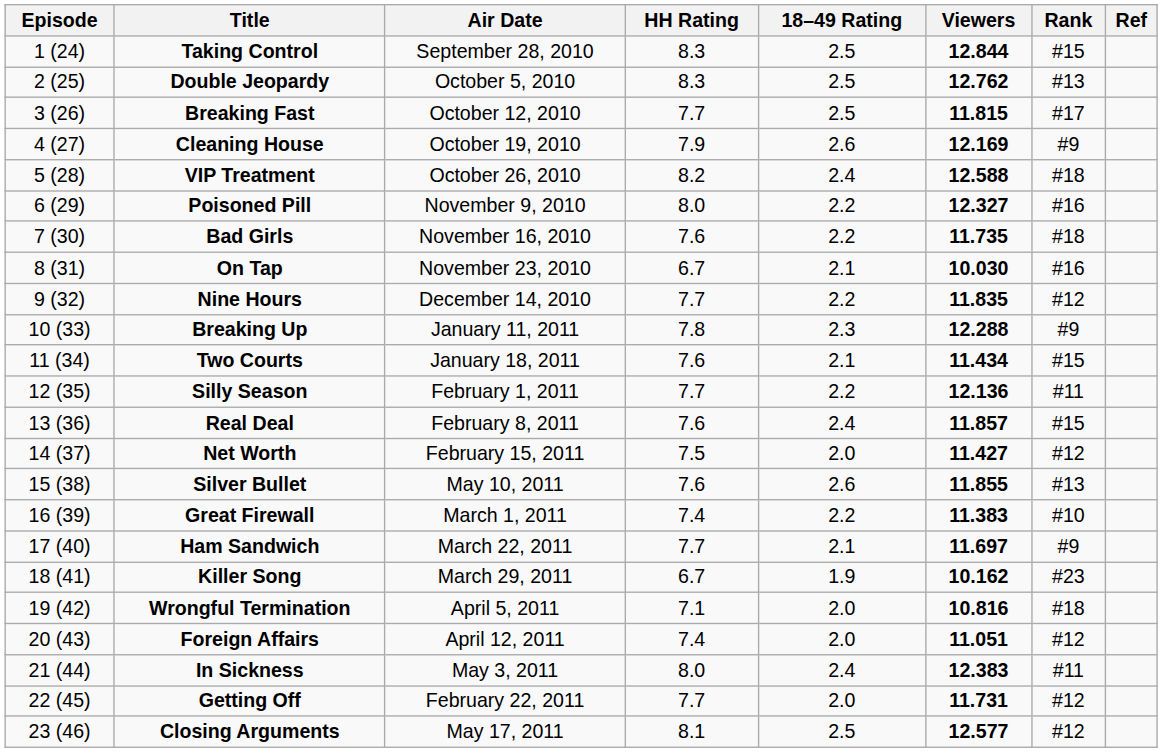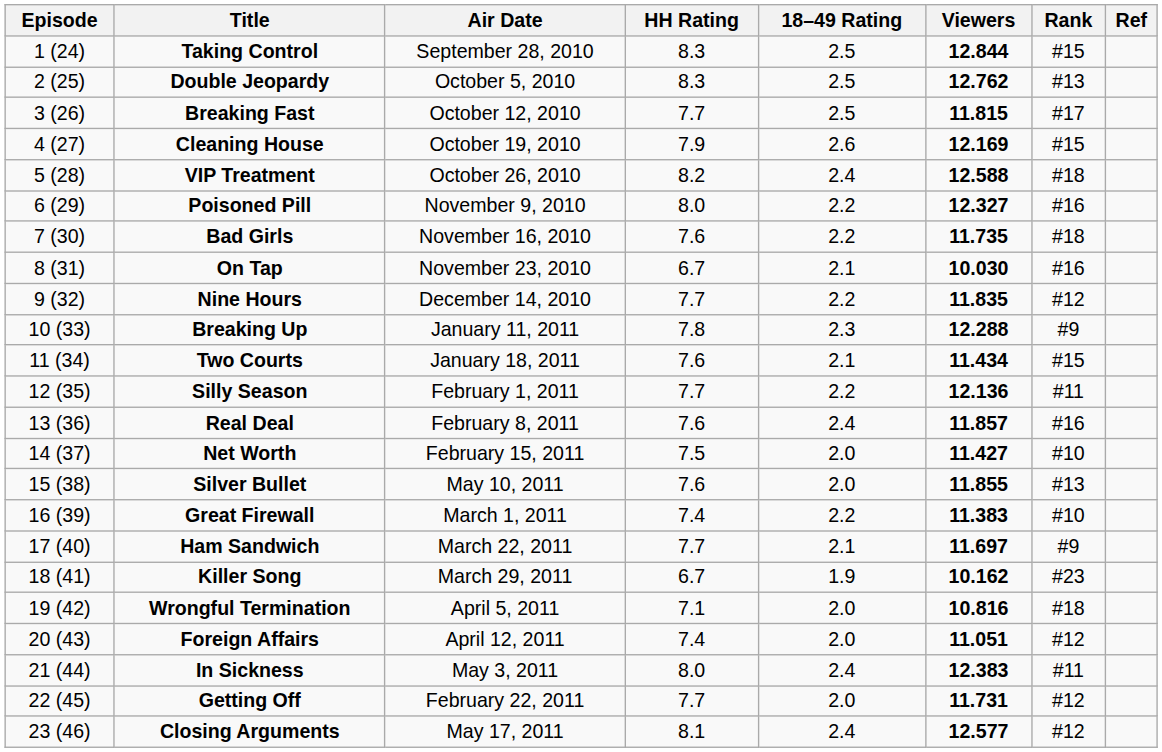(1068, 144) #9 -> (1068, 144) #15
(1068, 423) #15 -> (1068, 423) #16
(1068, 454) #12 -> (1068, 454) #10
(842, 485) 2.6 -> (842, 485) 2.0
(842, 732) 2.5 -> (842, 732) 2.4
